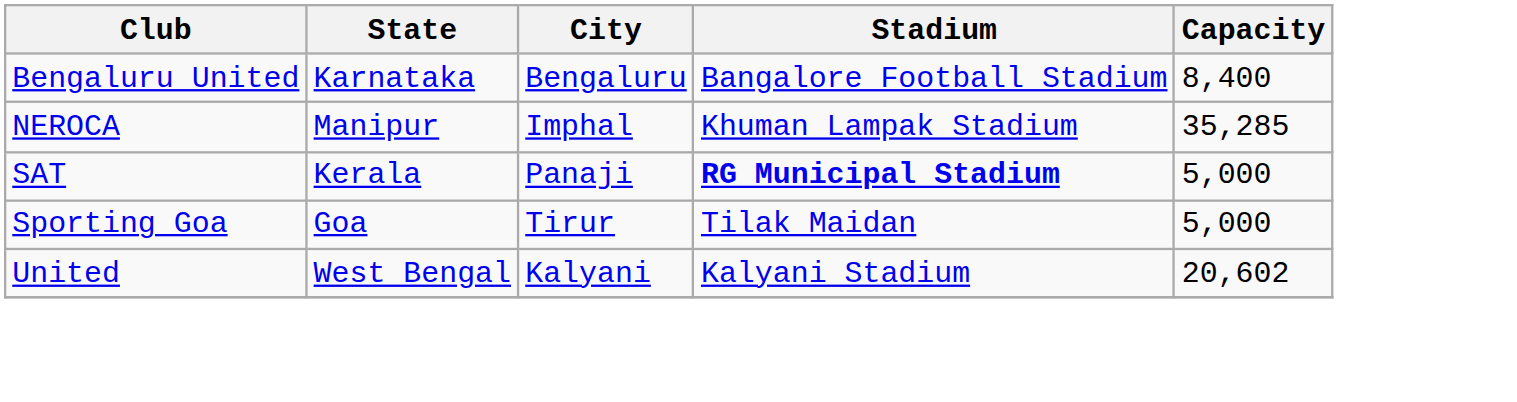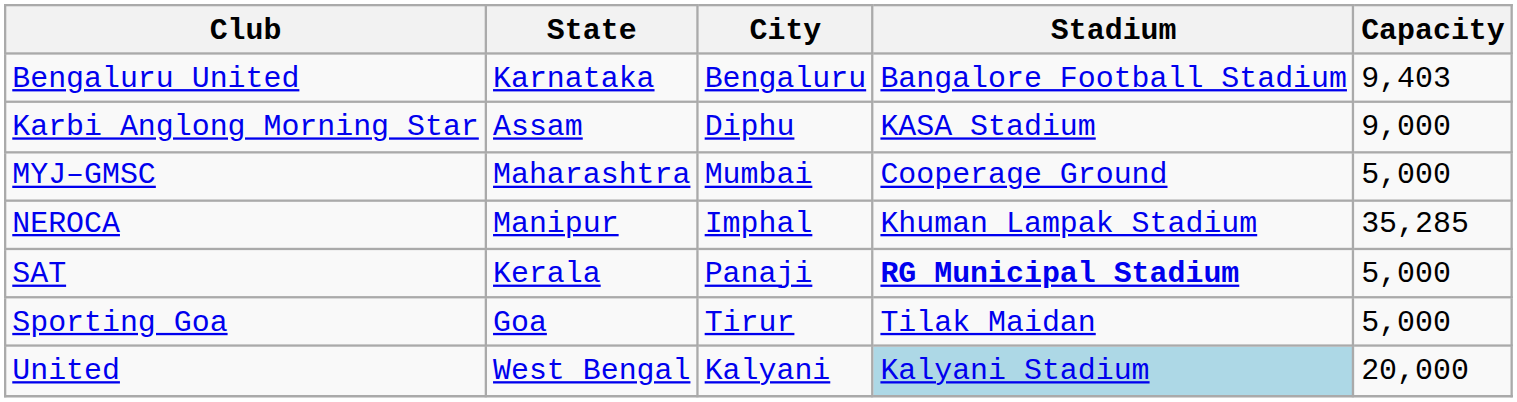(1227, 78) 8,400 -> (1406, 78) 9,403
+ row: (246, 127)
+ row: (84, 176)
(836, 273) no background -> (1015, 371) lightblue background
(1236, 273) 20,602 -> (1415, 371) 20,000
